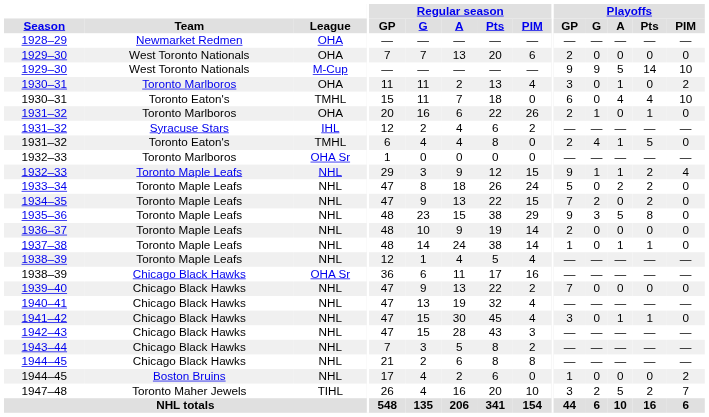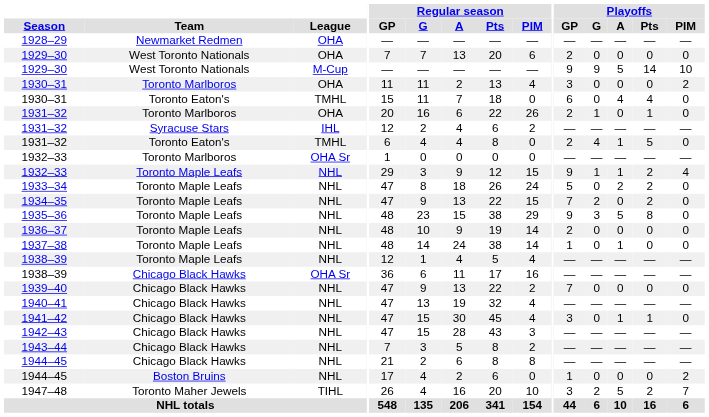(620, 84) 1 -> (620, 84) 0
(686, 99) 10 -> (686, 99) 0
(650, 245) 1 -> (650, 245) 0
